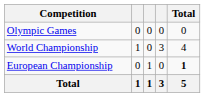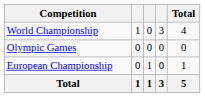rows swapped: (42, 31) <-> (52, 48)
(184, 66) bold -> (184, 66) normal
